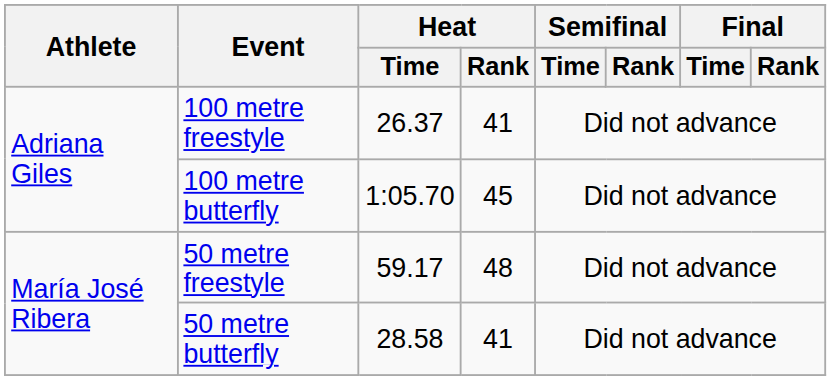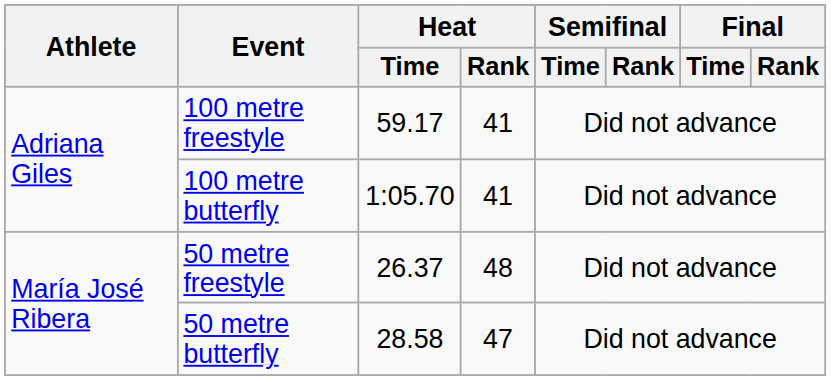(410, 124) 26.37 -> (410, 124) 59.17
(498, 196) 45 -> (498, 196) 41
(410, 268) 59.17 -> (410, 268) 26.37
(498, 340) 41 -> (498, 340) 47
